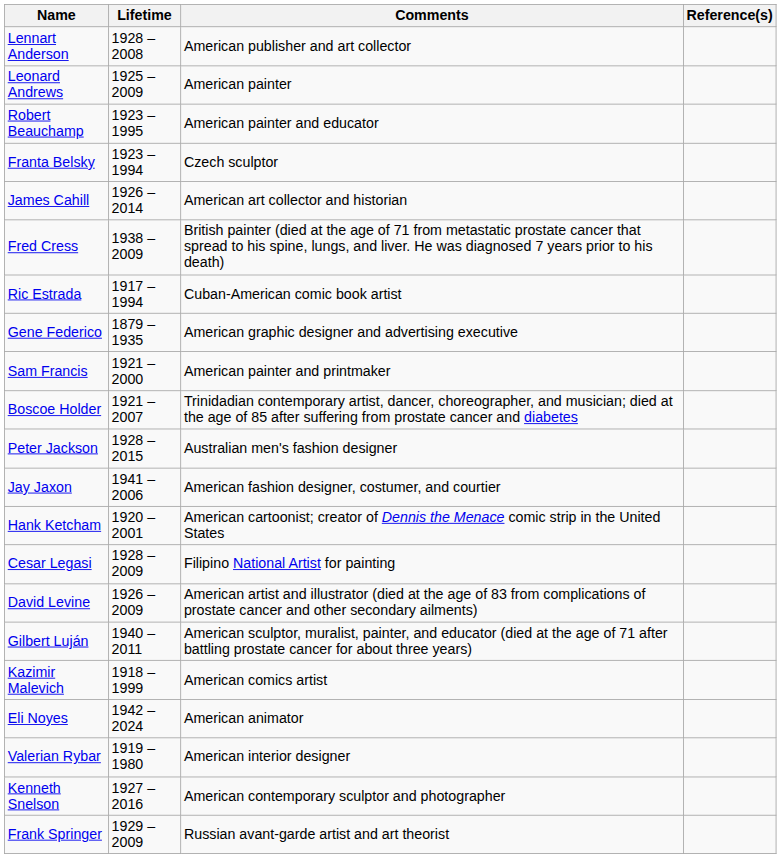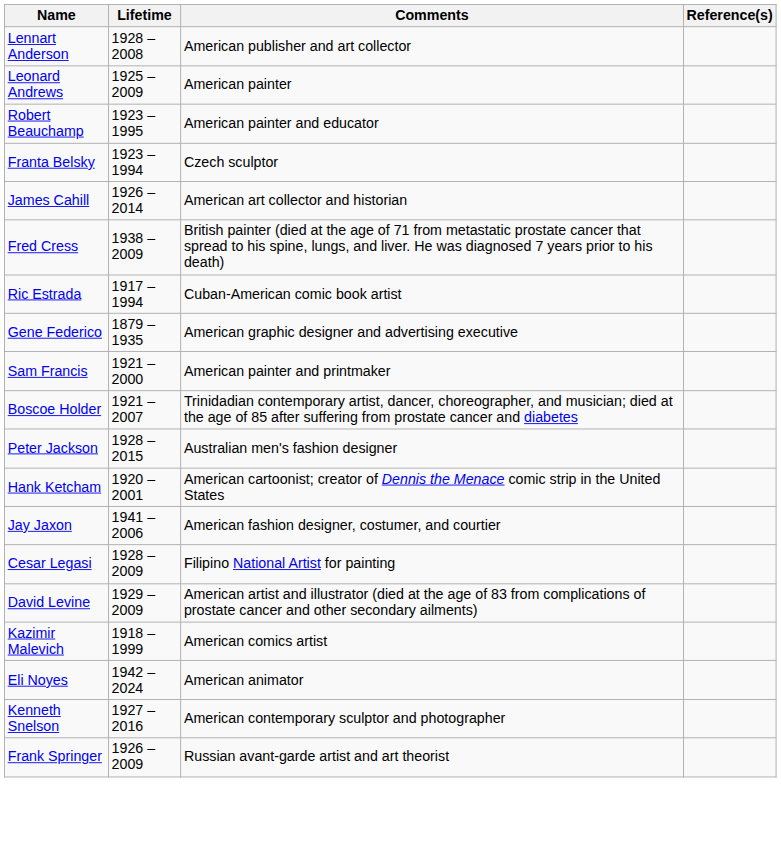rows swapped: (40, 487) <-> (54, 525)
(133, 602) 1926 – 2009 -> (133, 602) 1929 – 2009
- row: (48, 641)
- row: (54, 757)
(133, 834) 1929 – 2009 -> (133, 757) 1926 – 2009
